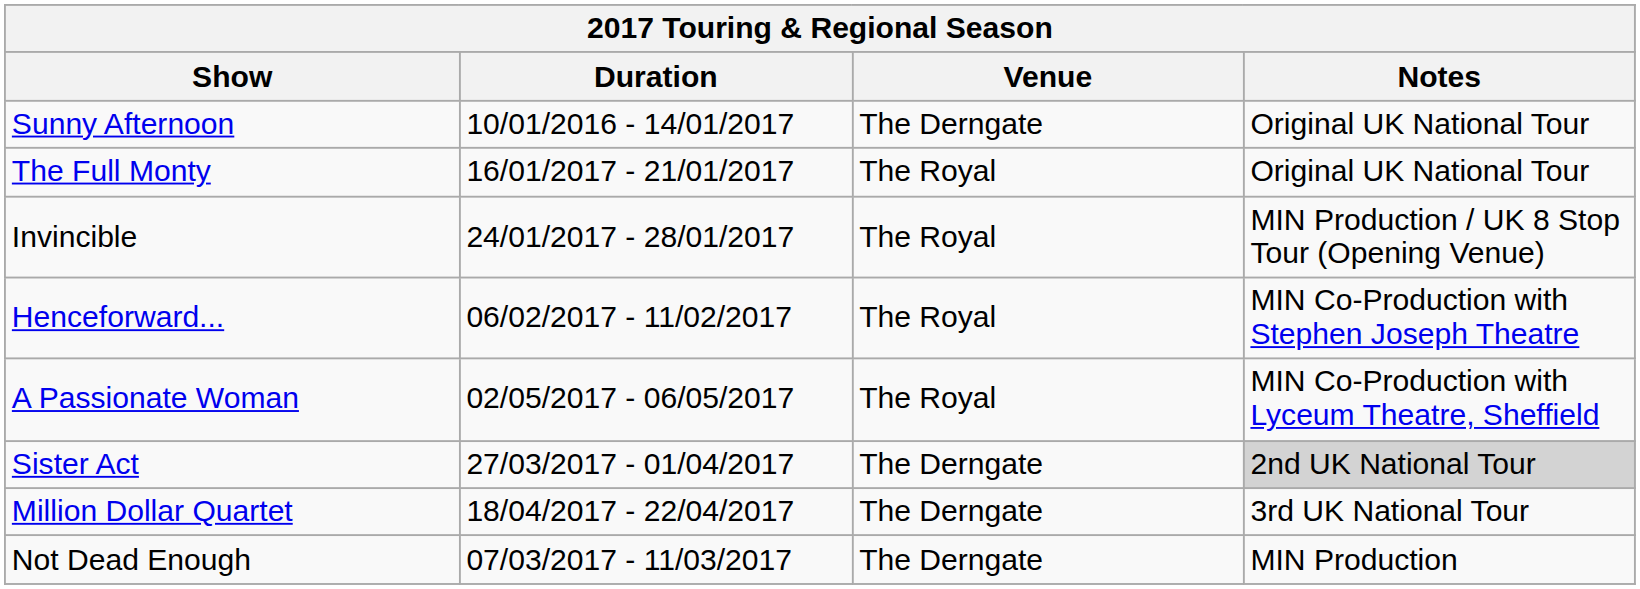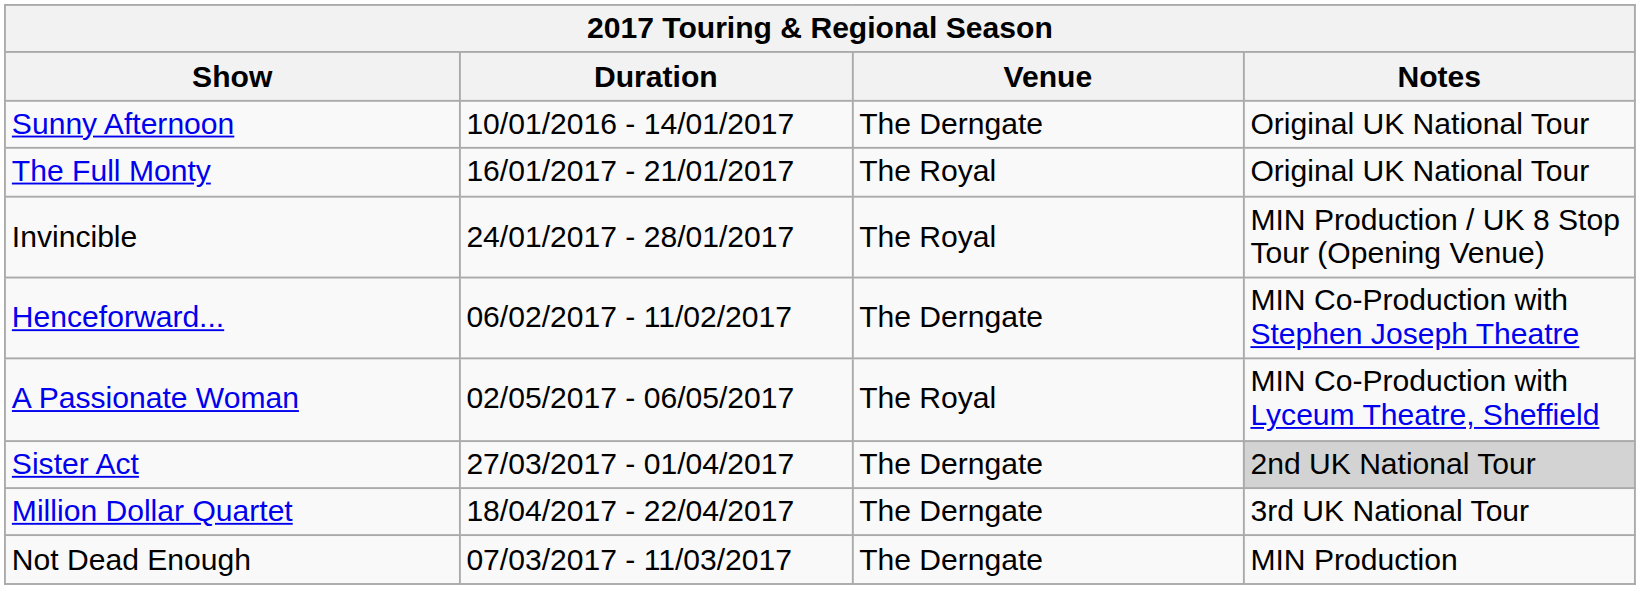(928, 317) The Royal -> (951, 317) The Derngate
